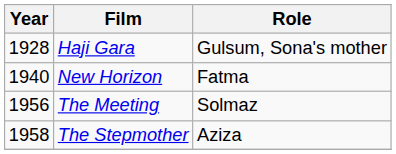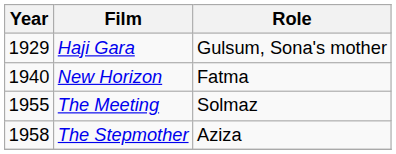(29, 47) 1928 -> (29, 47) 1929
(29, 105) 1956 -> (29, 105) 1955
